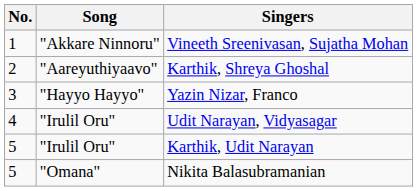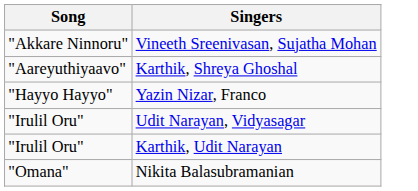- column: (20, 17)
